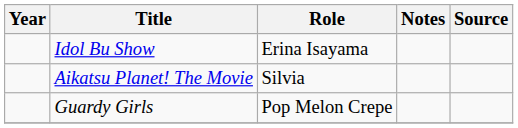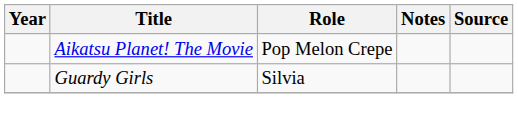- row: (105, 48)
(283, 78) Silvia -> (327, 48) Pop Melon Crepe
(327, 107) Pop Melon Crepe -> (283, 78) Silvia
